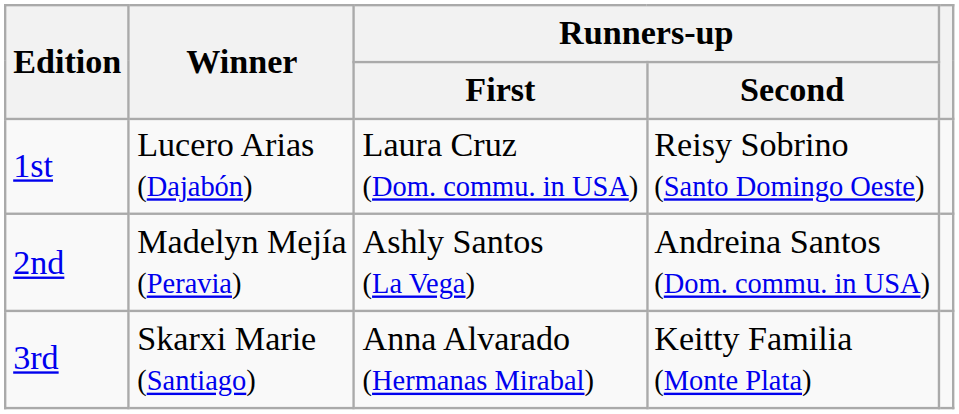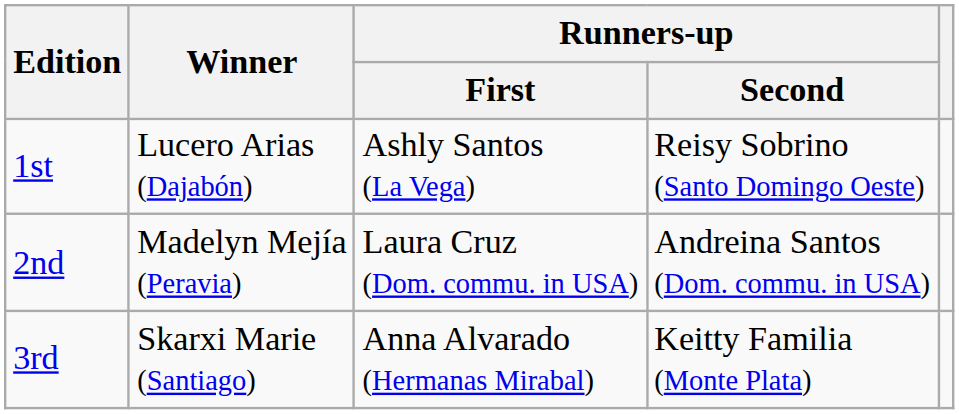(500, 165) Laura Cruz (Dom. commu. in USA) -> (453, 165) Ashly Santos (La Vega)
(453, 262) Ashly Santos (La Vega) -> (500, 262) Laura Cruz (Dom. commu. in USA)
